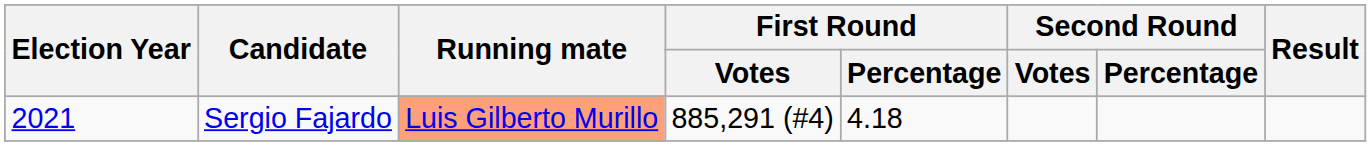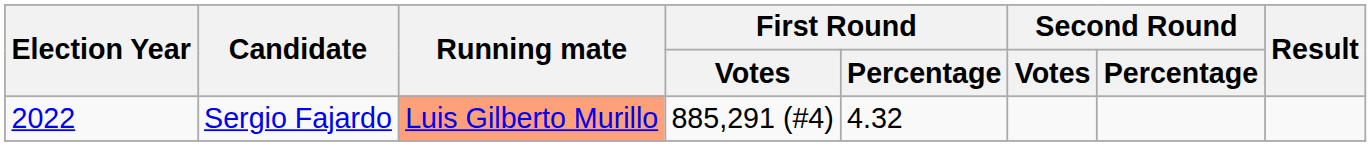(43, 118) 2021 -> (43, 118) 2022
(875, 118) 4.18 -> (875, 118) 4.32
